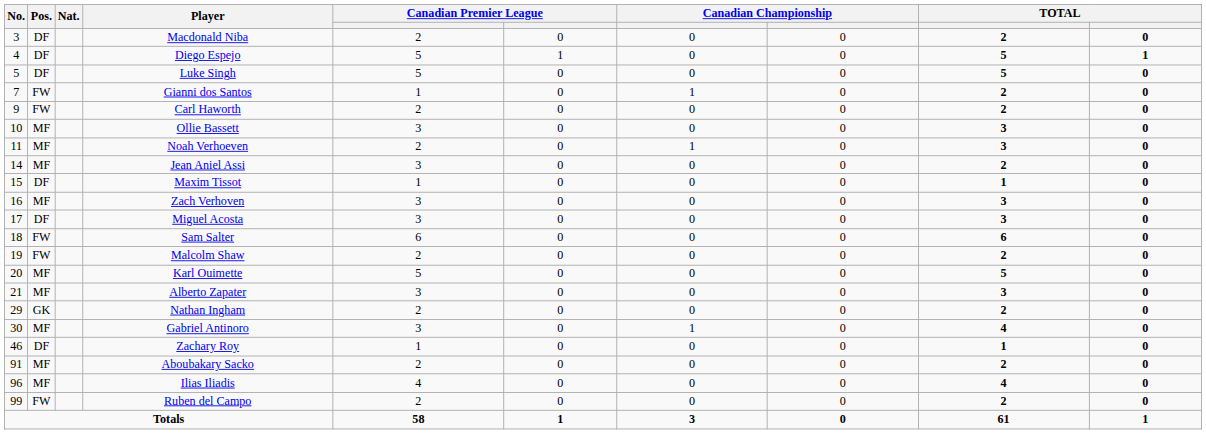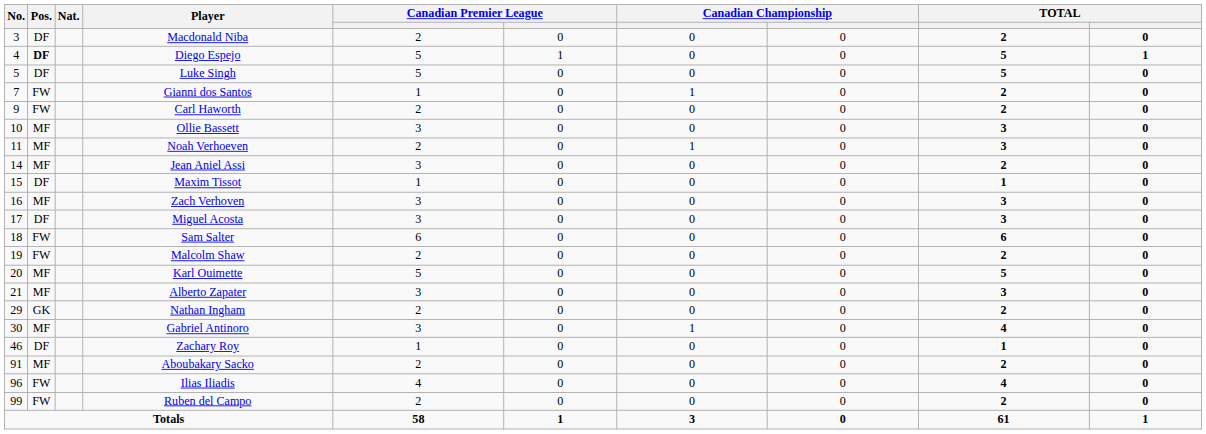(41, 55) normal -> (41, 55) bold
(41, 382) MF -> (41, 382) FW
